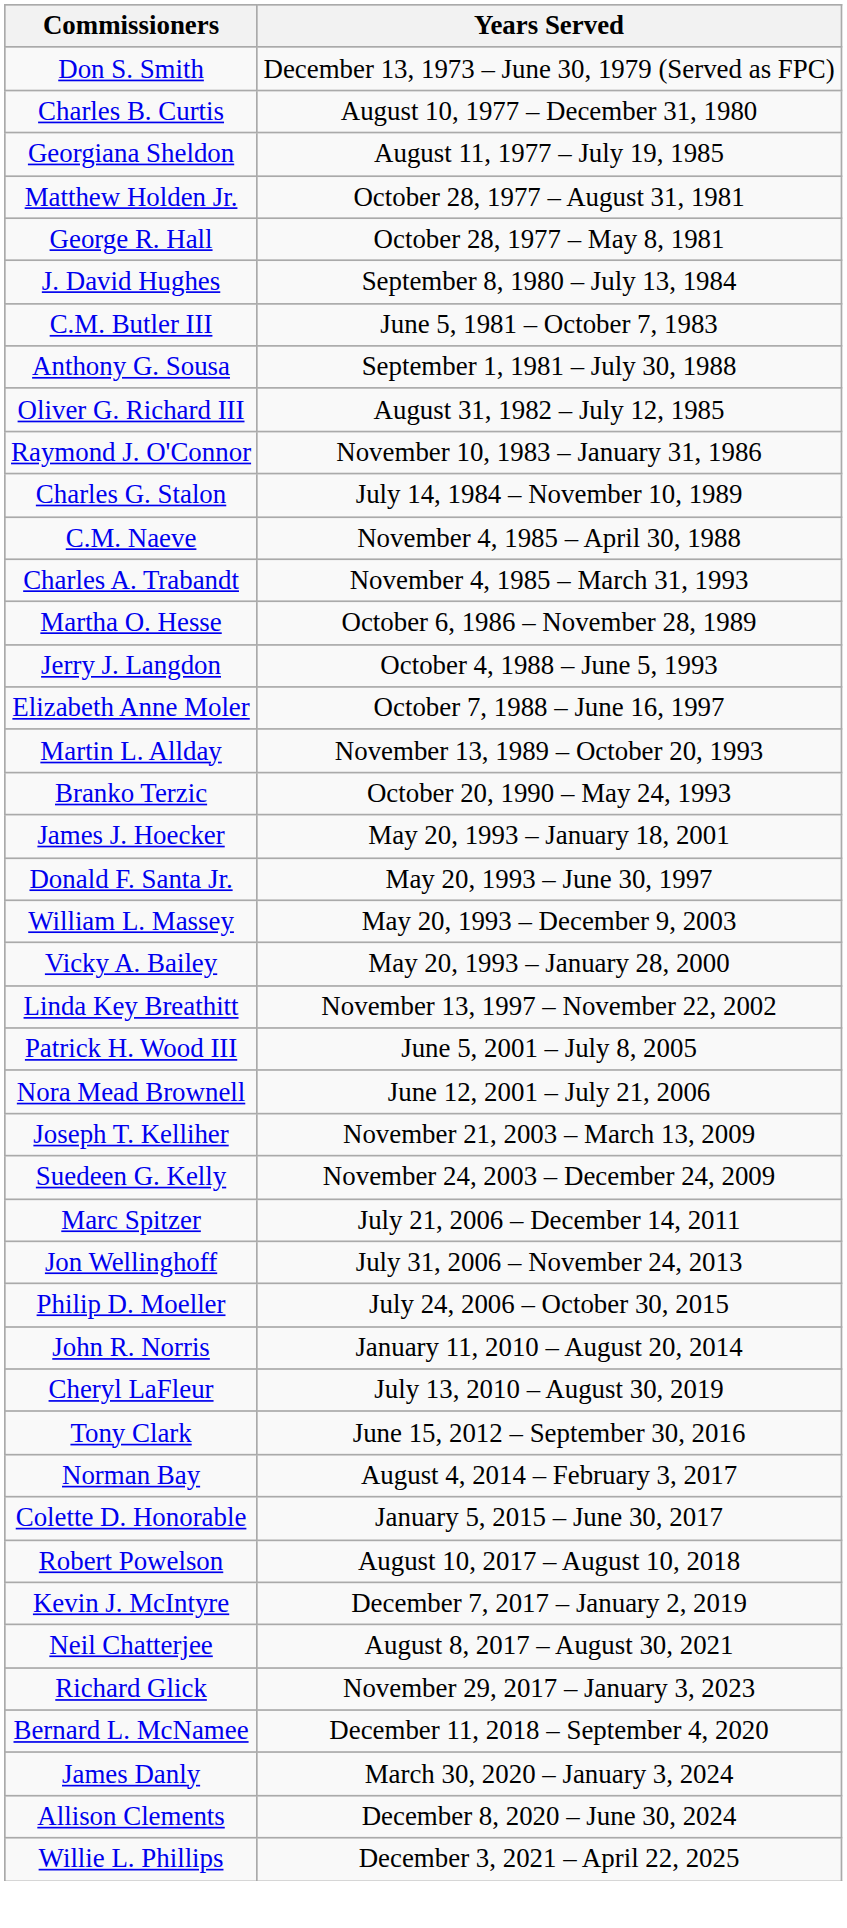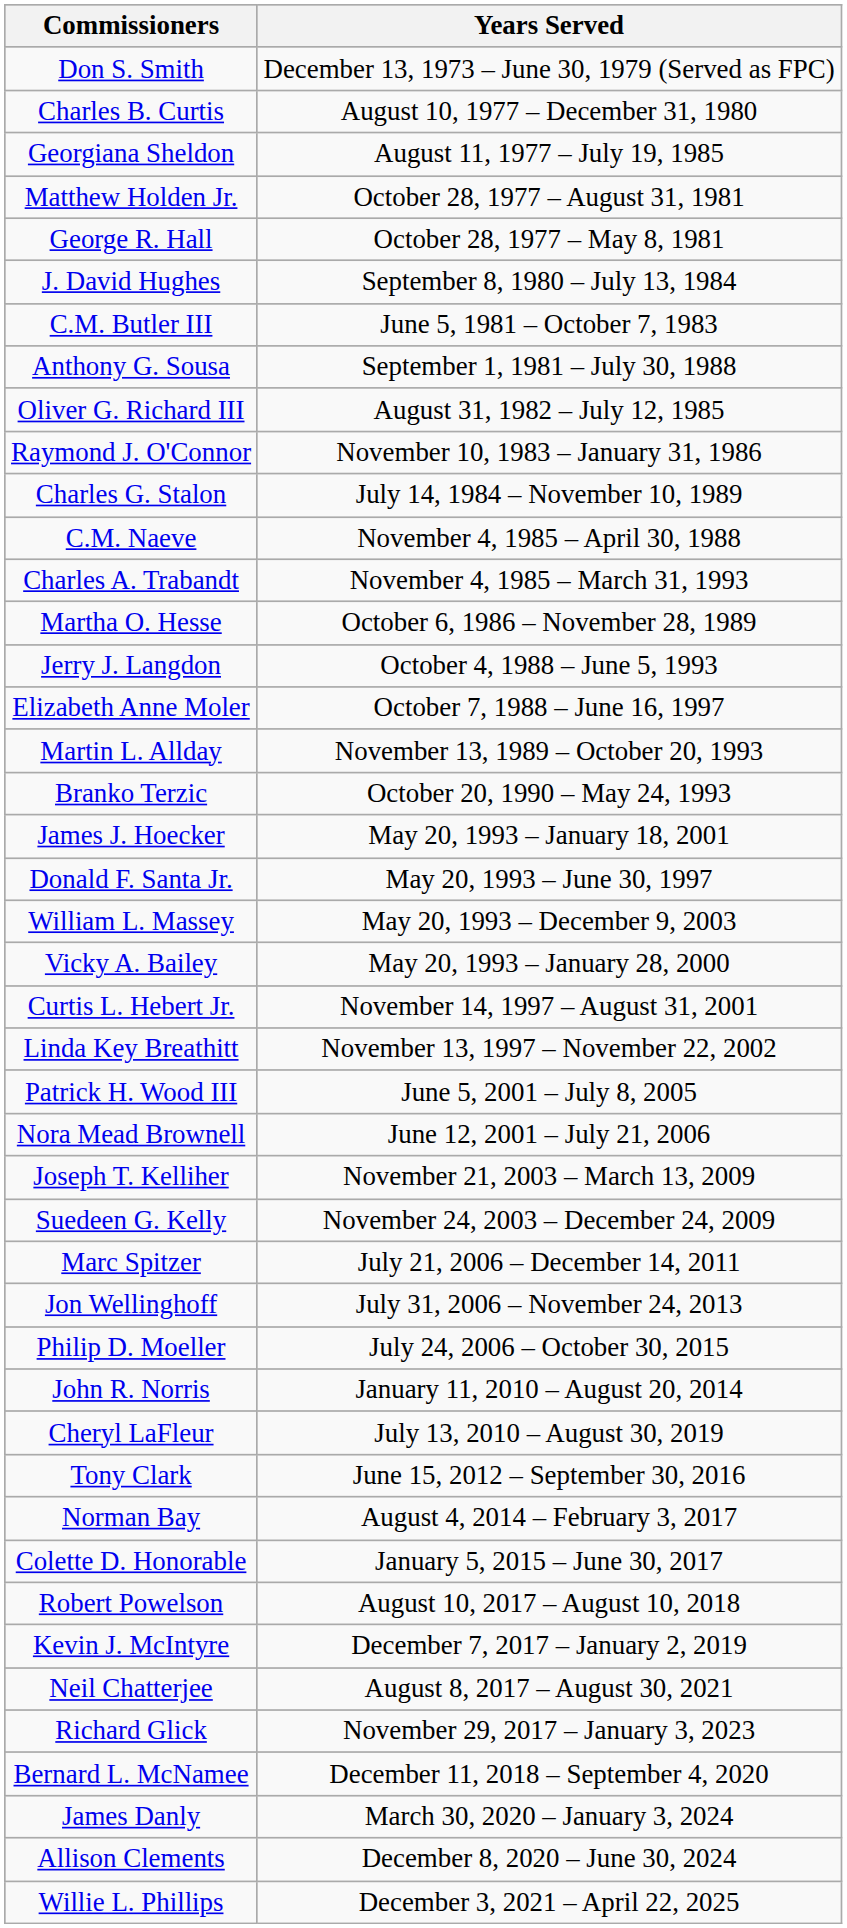+ row: (131, 1006)
